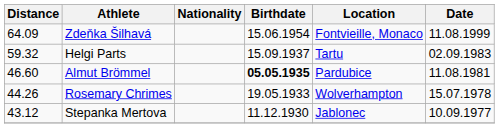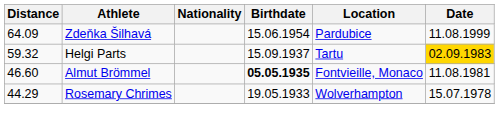(369, 34) Fontvieille, Monaco -> (343, 34) Pardubice
(460, 53) no background -> (460, 53) gold background
(343, 73) Pardubice -> (369, 73) Fontvieille, Monaco
(23, 93) 44.26 -> (23, 93) 44.29
- row: (116, 113)
